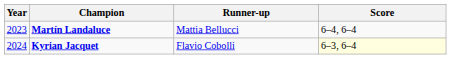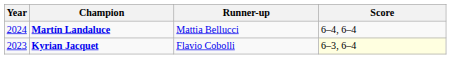(17, 29) 2023 -> (17, 29) 2024
(17, 46) 2024 -> (17, 46) 2023
